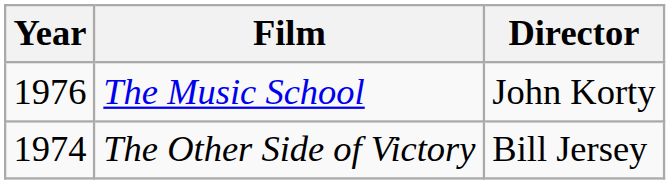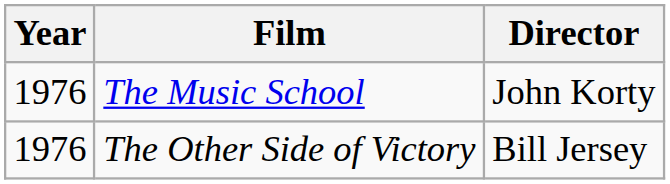(50, 149) 1974 -> (50, 149) 1976
